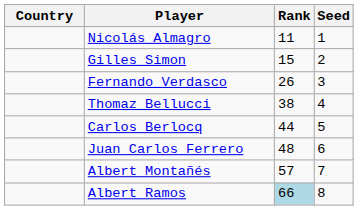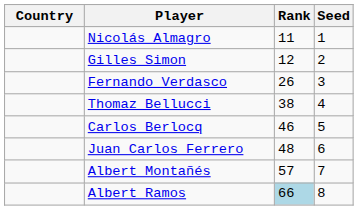(286, 60) 15 -> (286, 60) 12
(286, 127) 44 -> (286, 127) 46
